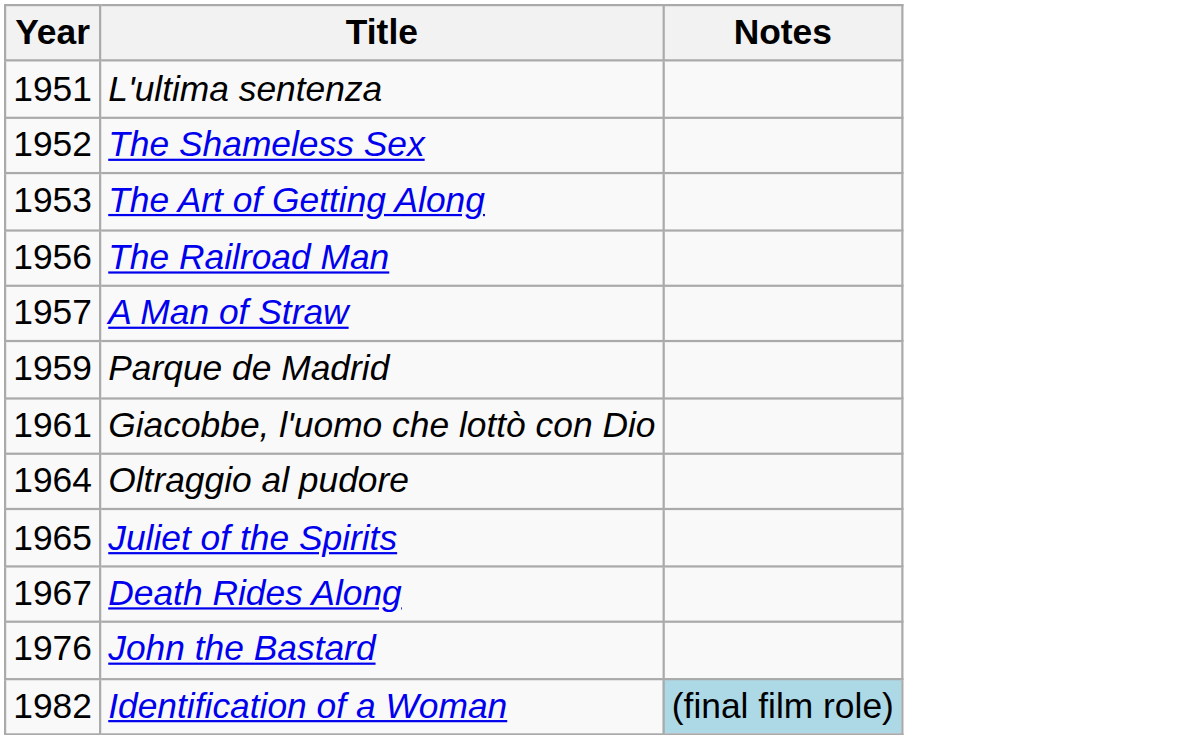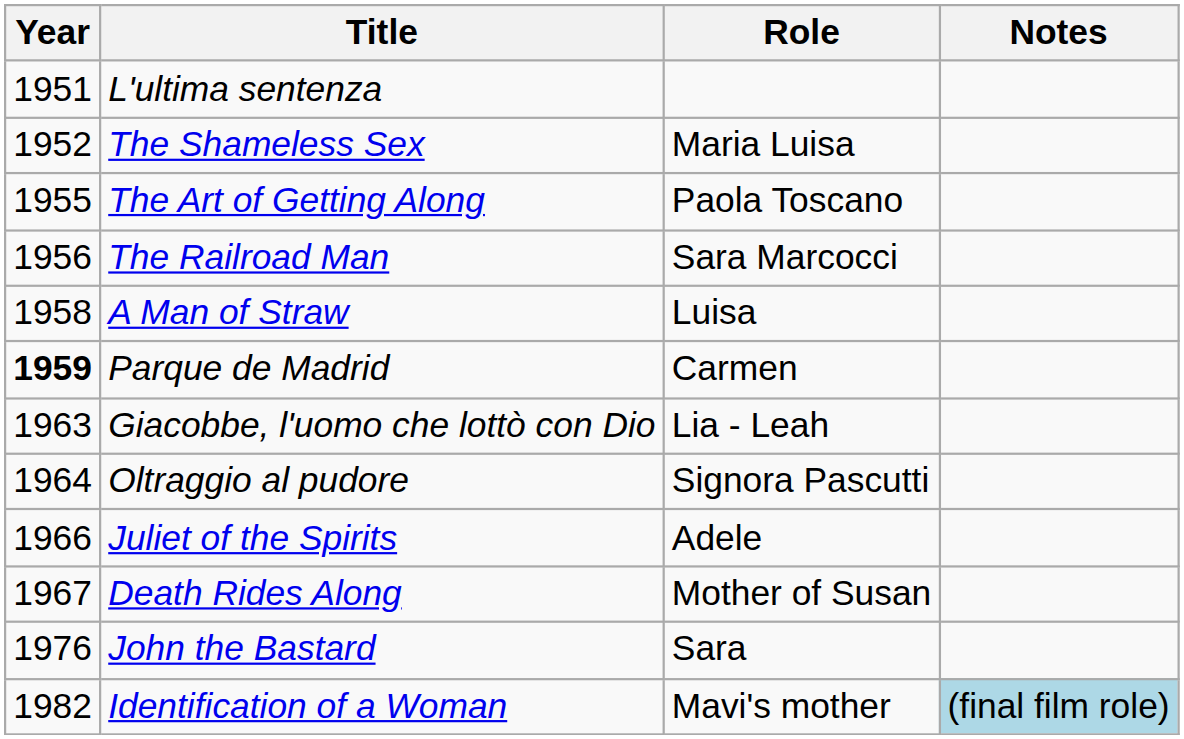+ column: (802, 32)
(53, 200) 1953 -> (53, 200) 1955
(53, 312) 1957 -> (53, 312) 1958
(53, 369) normal -> (53, 369) bold
(53, 425) 1961 -> (53, 425) 1963
(53, 537) 1965 -> (53, 537) 1966
